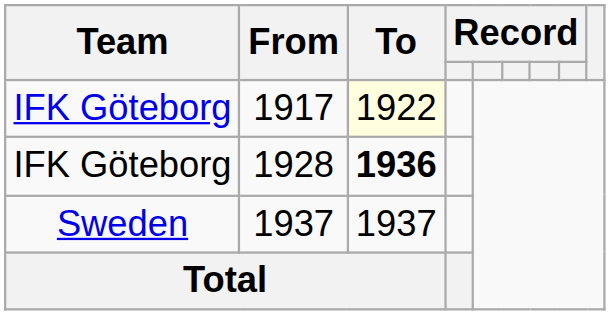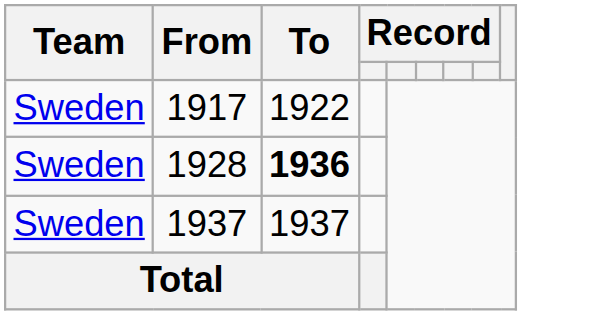(123, 107) IFK Göteborg -> (79, 107) Sweden
(396, 107) lightyellow background -> (309, 107) no background
(123, 165) IFK Göteborg -> (79, 165) Sweden
